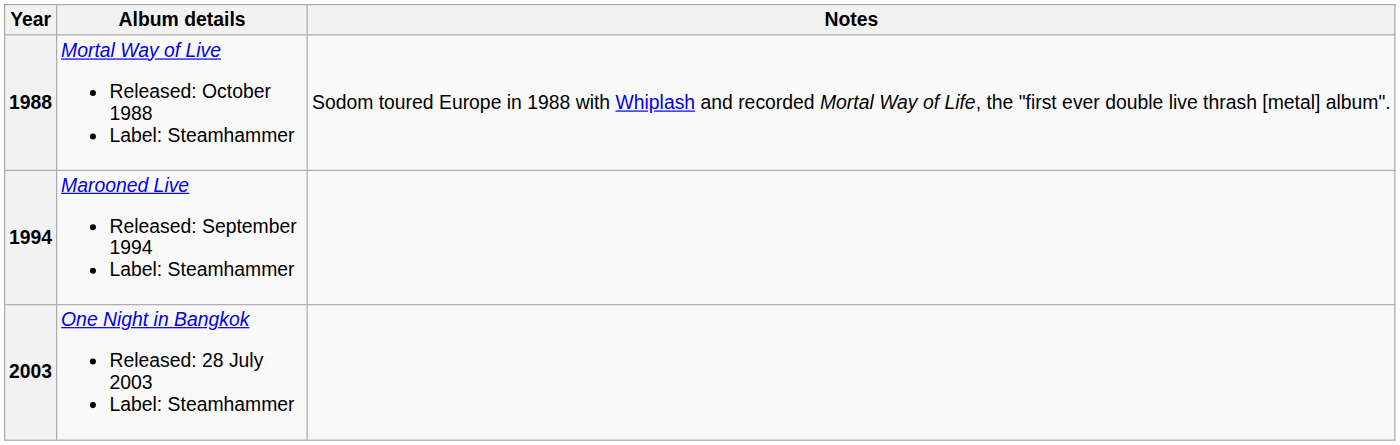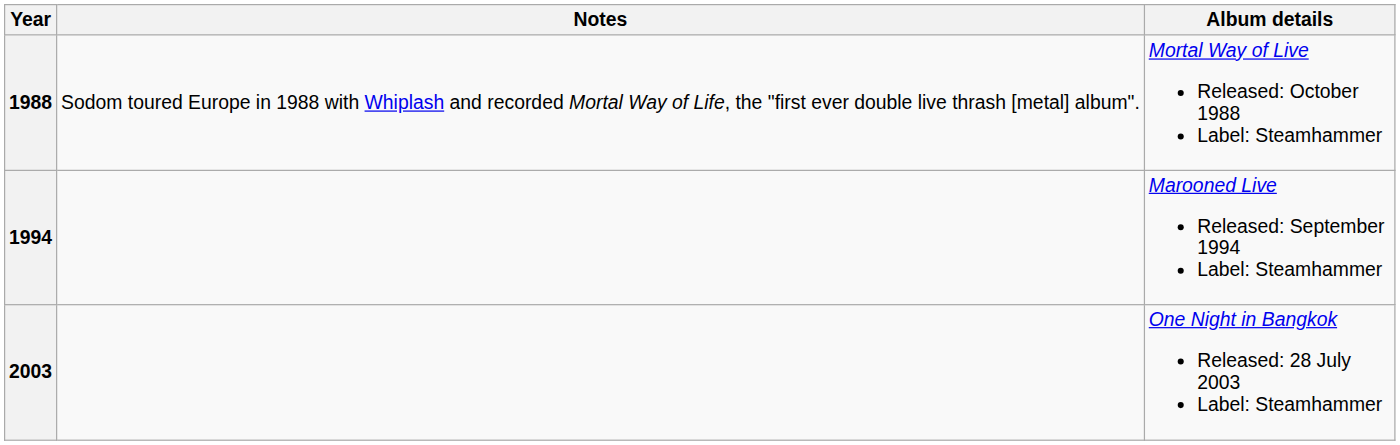columns swapped: (182, 19) <-> (851, 19)
